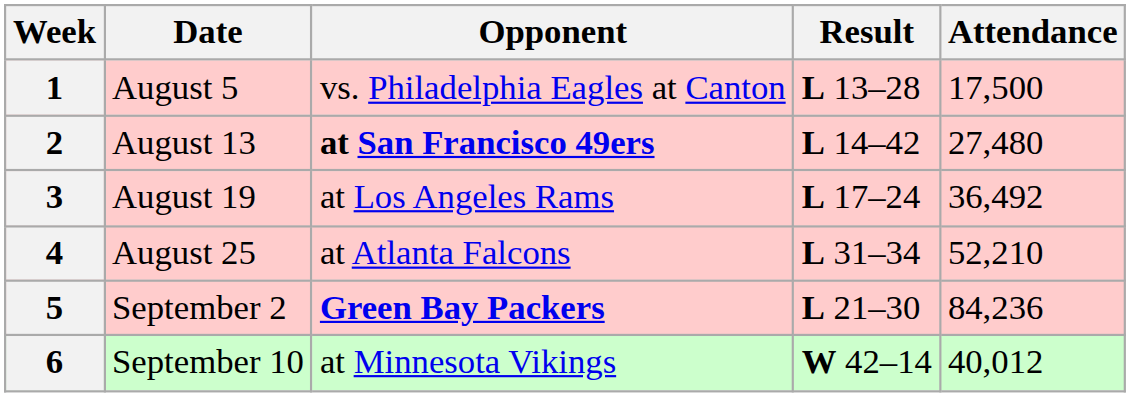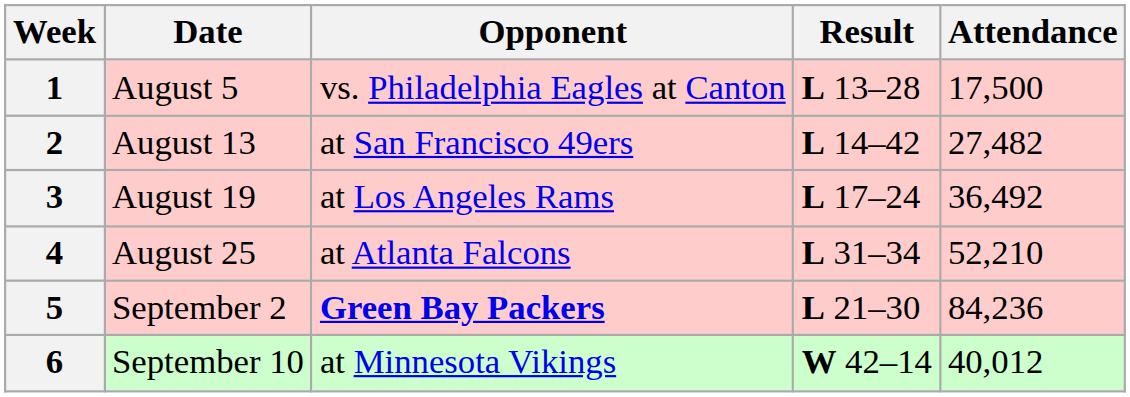(487, 142) bold -> (477, 142) normal
(996, 142) 27,480 -> (996, 142) 27,482
